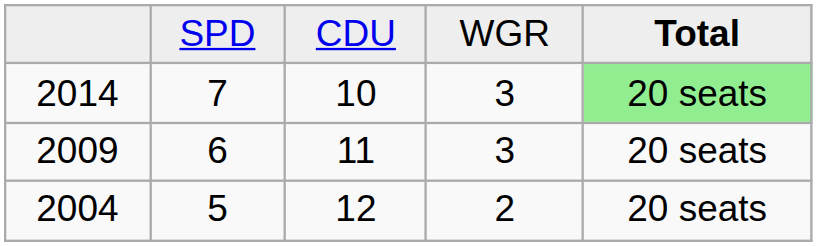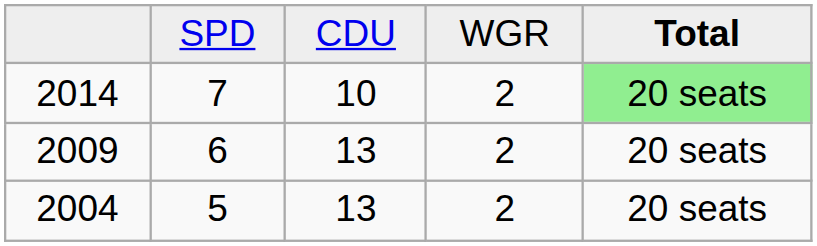(505, 92) 3 -> (505, 92) 2
(356, 151) 11 -> (356, 151) 13
(505, 151) 3 -> (505, 151) 2
(356, 209) 12 -> (356, 209) 13
